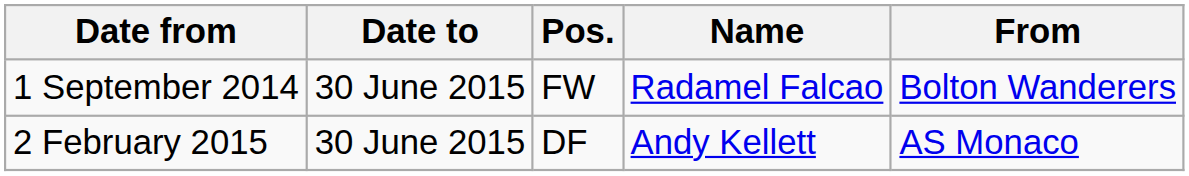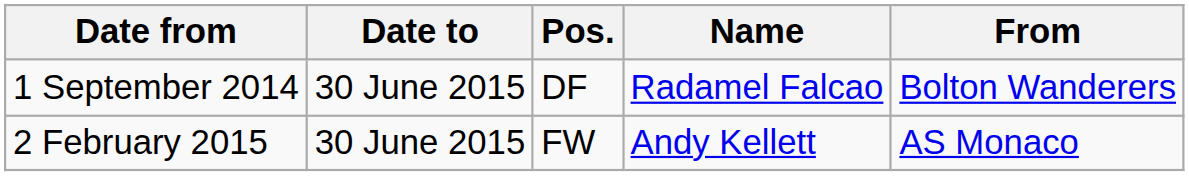(568, 87) FW -> (564, 87) DF
(564, 142) DF -> (568, 142) FW
